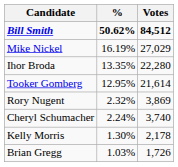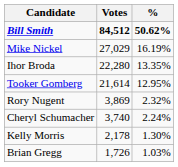columns swapped: (155, 13) <-> (117, 13)
